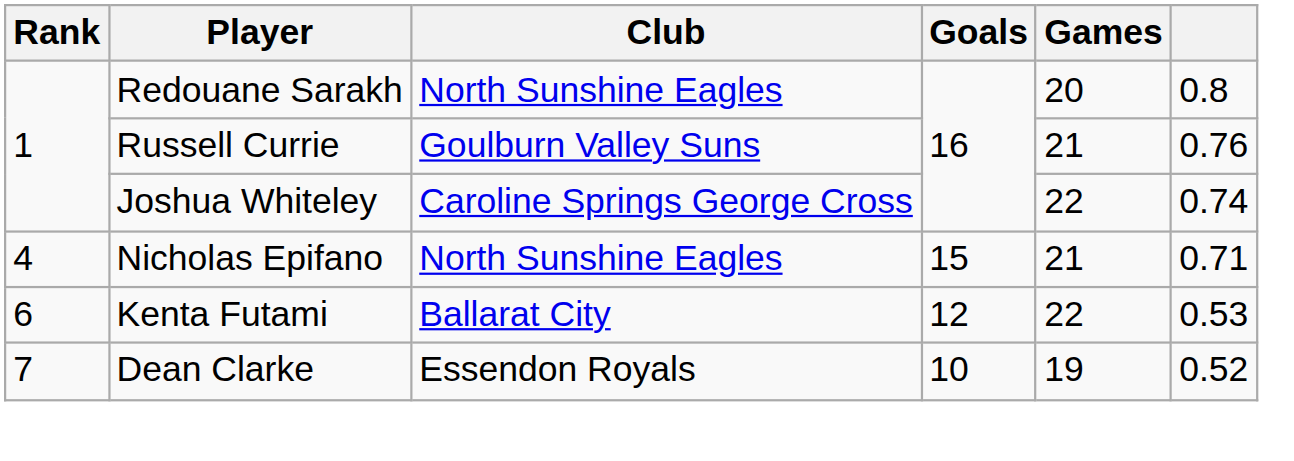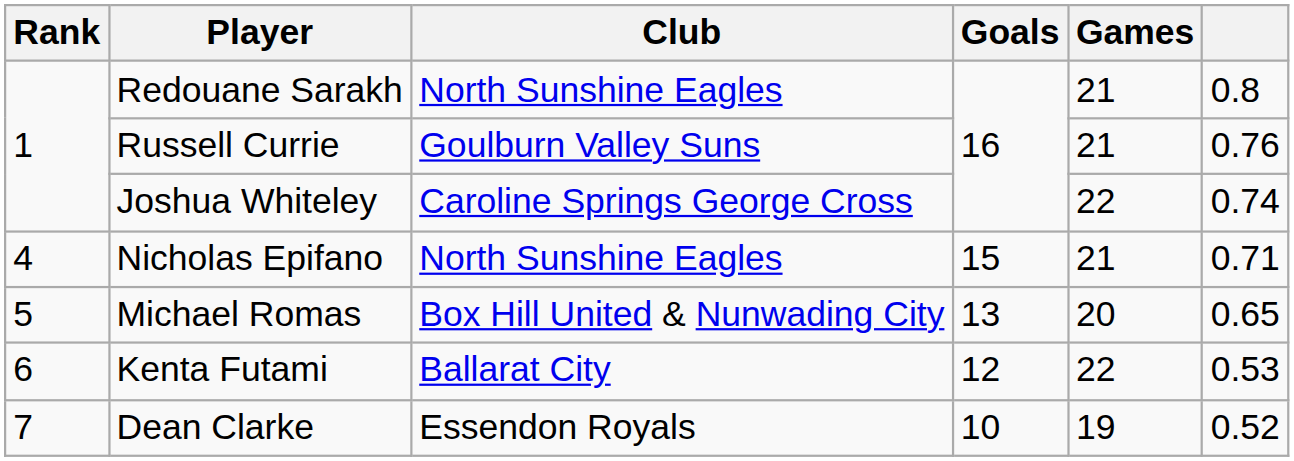(1064, 88) 20 -> (1096, 88) 21
+ row: (239, 314)
